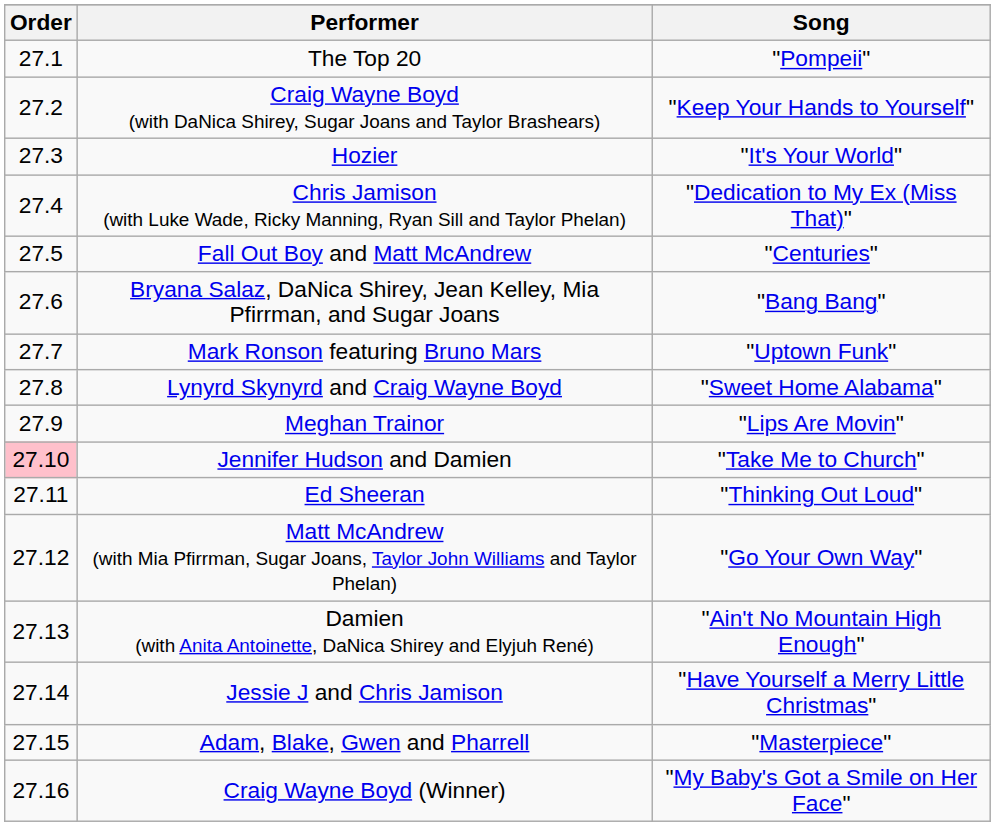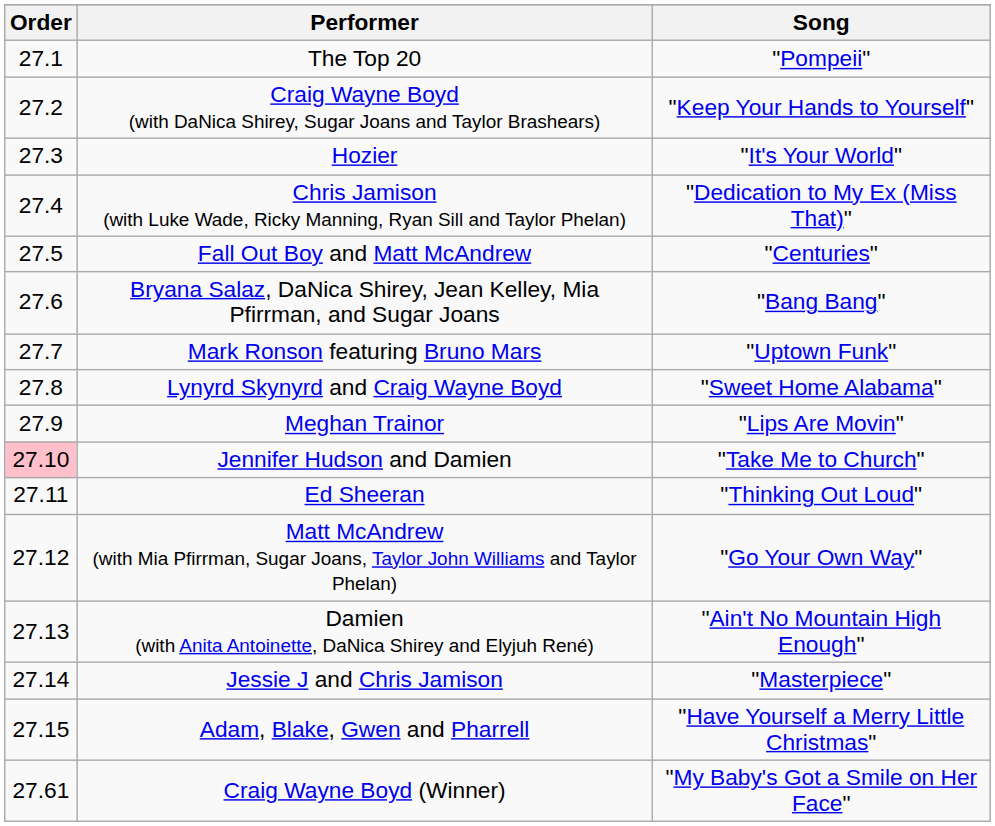(821, 693) "Have Yourself a Merry Little Christmas" -> (821, 680) "Masterpiece"
(821, 741) "Masterpiece" -> (821, 729) "Have Yourself a Merry Little Christmas"
(41, 790) 27.16 -> (41, 790) 27.61
